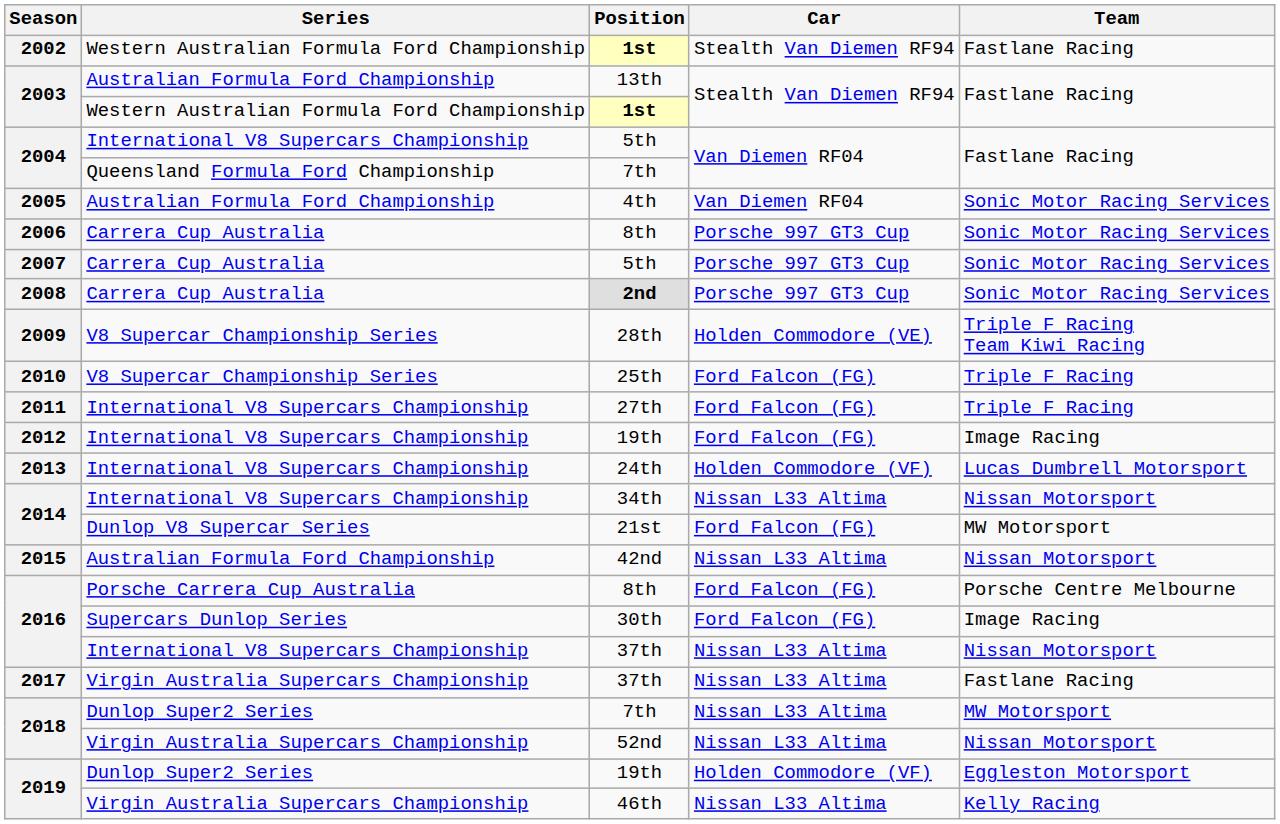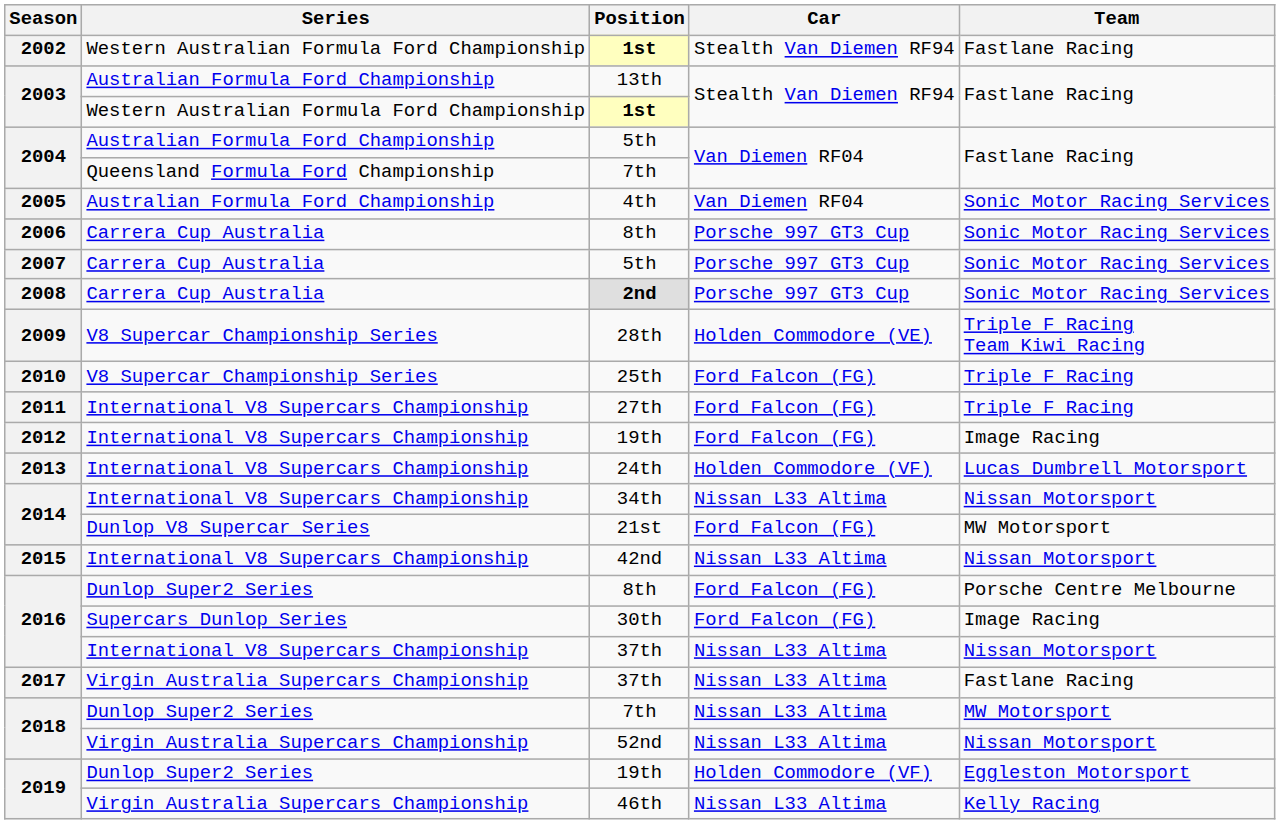(307, 142) International V8 Supercars Championship -> (290, 142) Australian Formula Ford Championship
(290, 560) Australian Formula Ford Championship -> (307, 560) International V8 Supercars Championship
(251, 591) Porsche Carrera Cup Australia -> (200, 591) Dunlop Super2 Series
